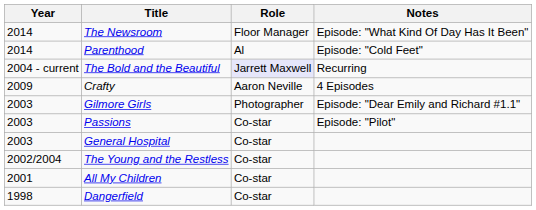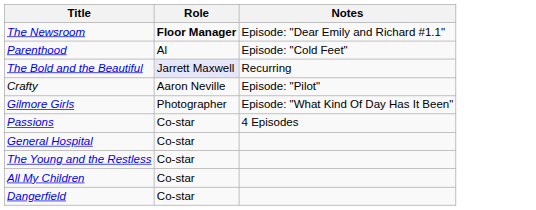- column: (43, 13)
(271, 31) normal -> (197, 31) bold
(423, 31) Episode: "What Kind Of Day Has It Been" -> (343, 31) Episode: "Dear Emily and Richard #1.1"
(345, 86) 4 Episodes -> (281, 86) Episode: "Pilot"
(418, 104) Episode: "Dear Emily and Richard #1.1" -> (347, 104) Episode: "What Kind Of Day Has It Been"
(356, 123) Episode: "Pilot" -> (270, 123) 4 Episodes
